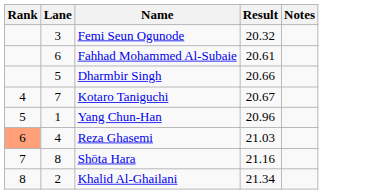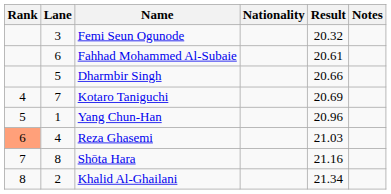+ column: (274, 14)
(260, 96) 20.67 -> (328, 96) 20.69
